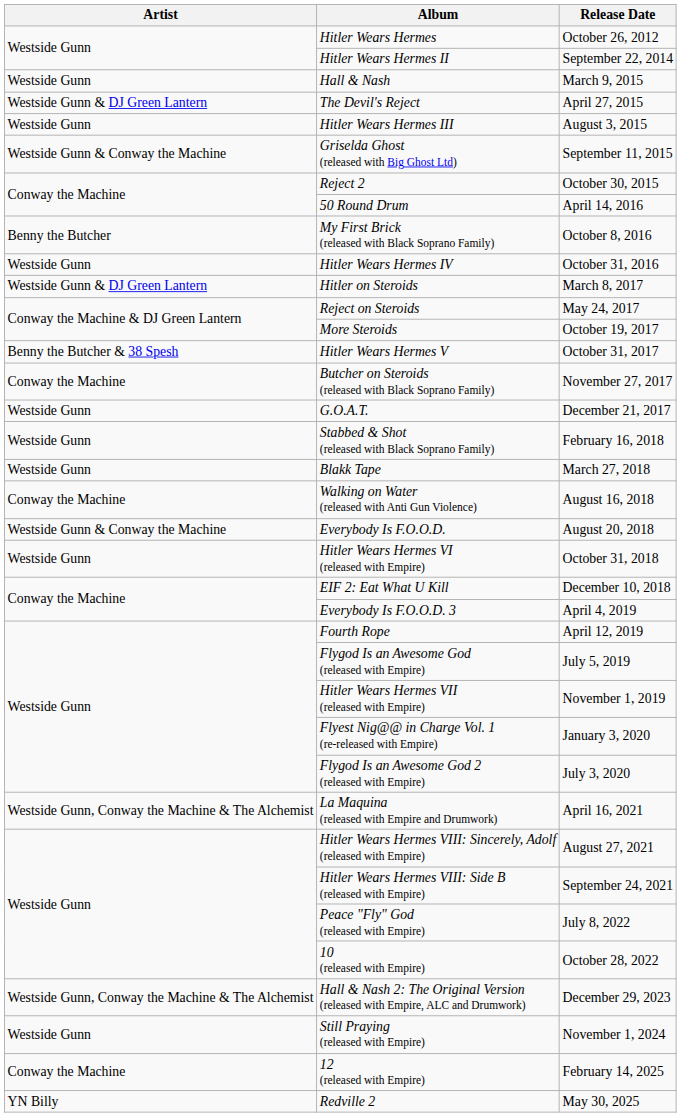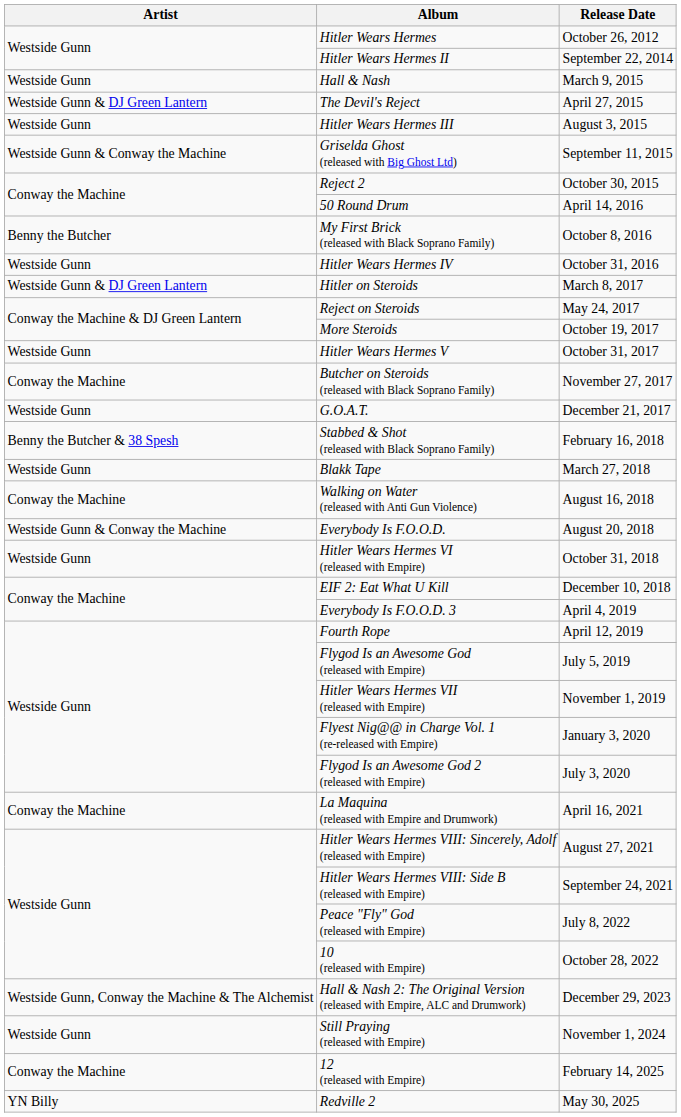(93, 351) Benny the Butcher & 38 Spesh -> (49, 351) Westside Gunn
(49, 440) Westside Gunn -> (93, 440) Benny the Butcher & 38 Spesh
(161, 810) Westside Gunn, Conway the Machine & The Alchemist -> (66, 810) Conway the Machine
